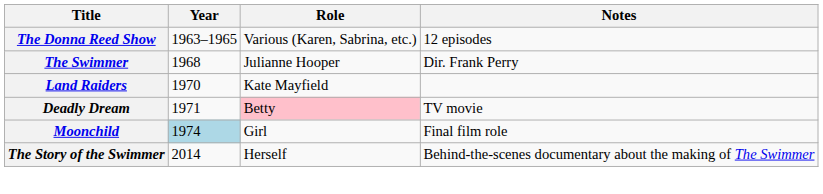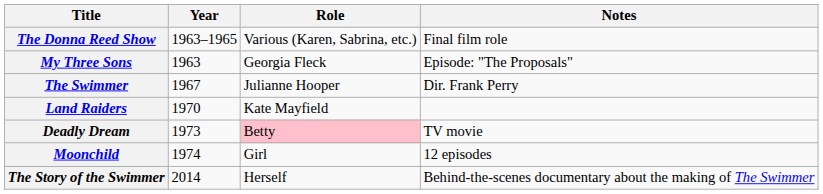(458, 39) 12 episodes -> (465, 39) Final film role
+ row: (86, 62)
(186, 62) 1968 -> (186, 85) 1967
(186, 108) 1971 -> (186, 131) 1973
(186, 131) lightblue background -> (186, 154) no background
(465, 131) Final film role -> (458, 154) 12 episodes
